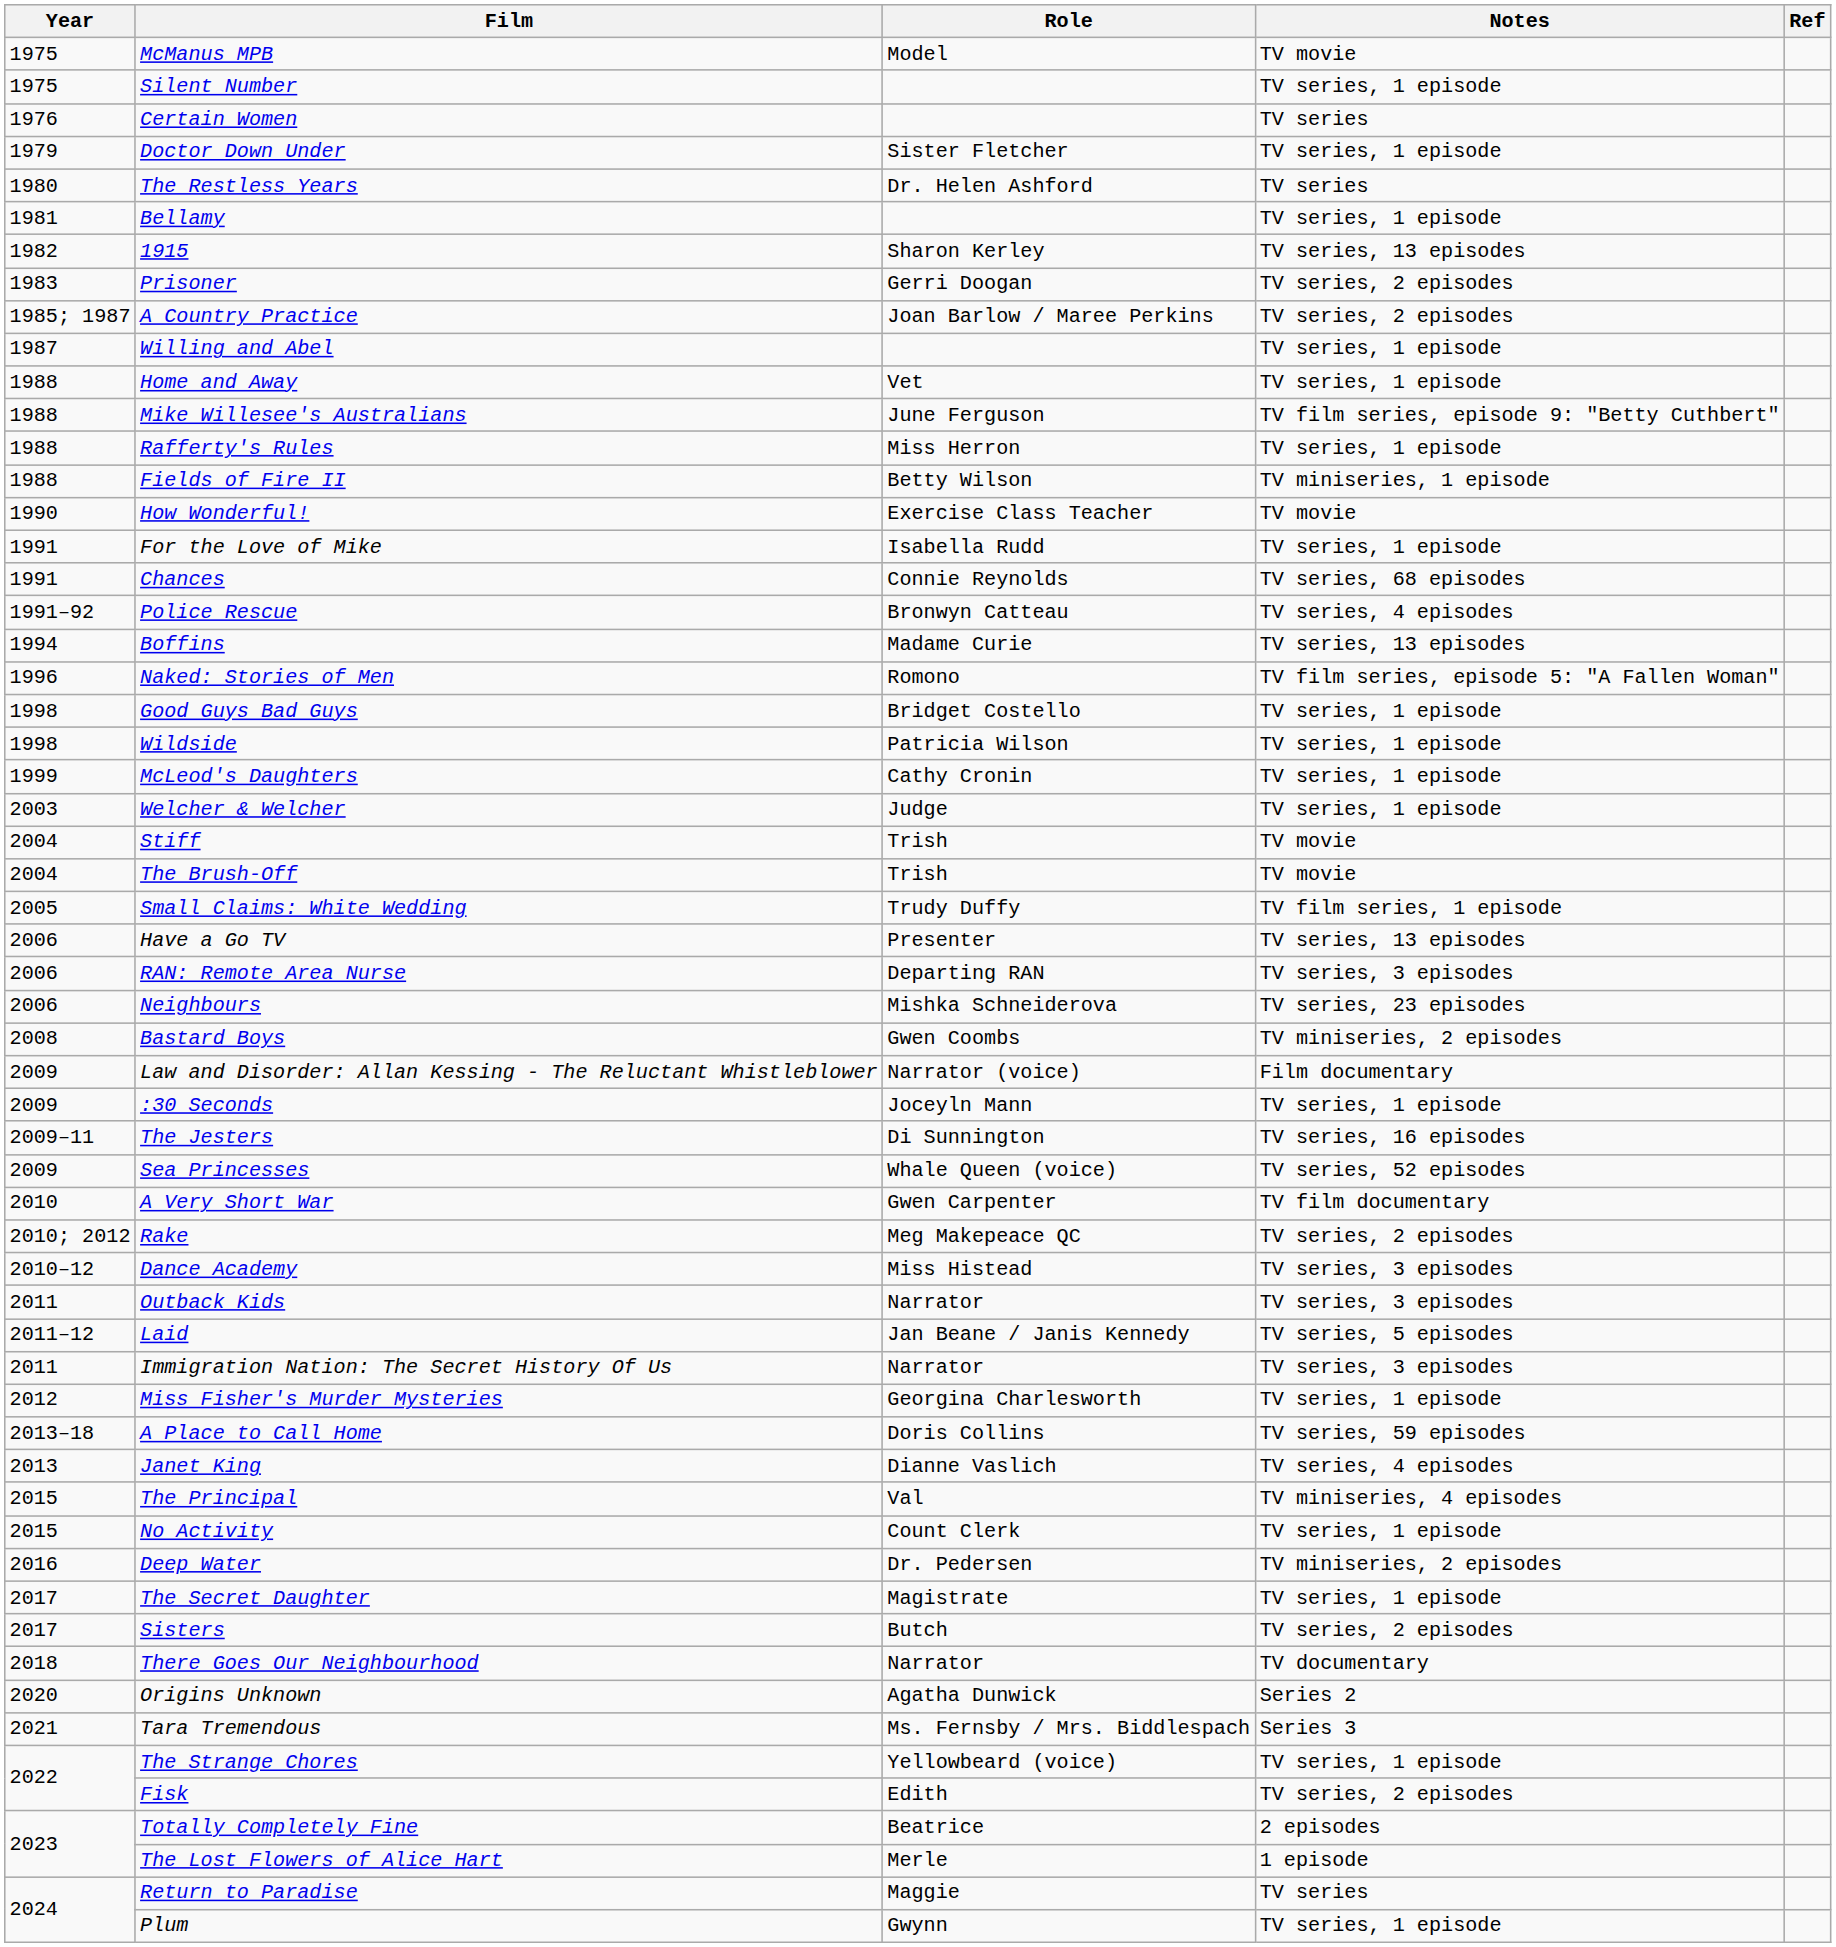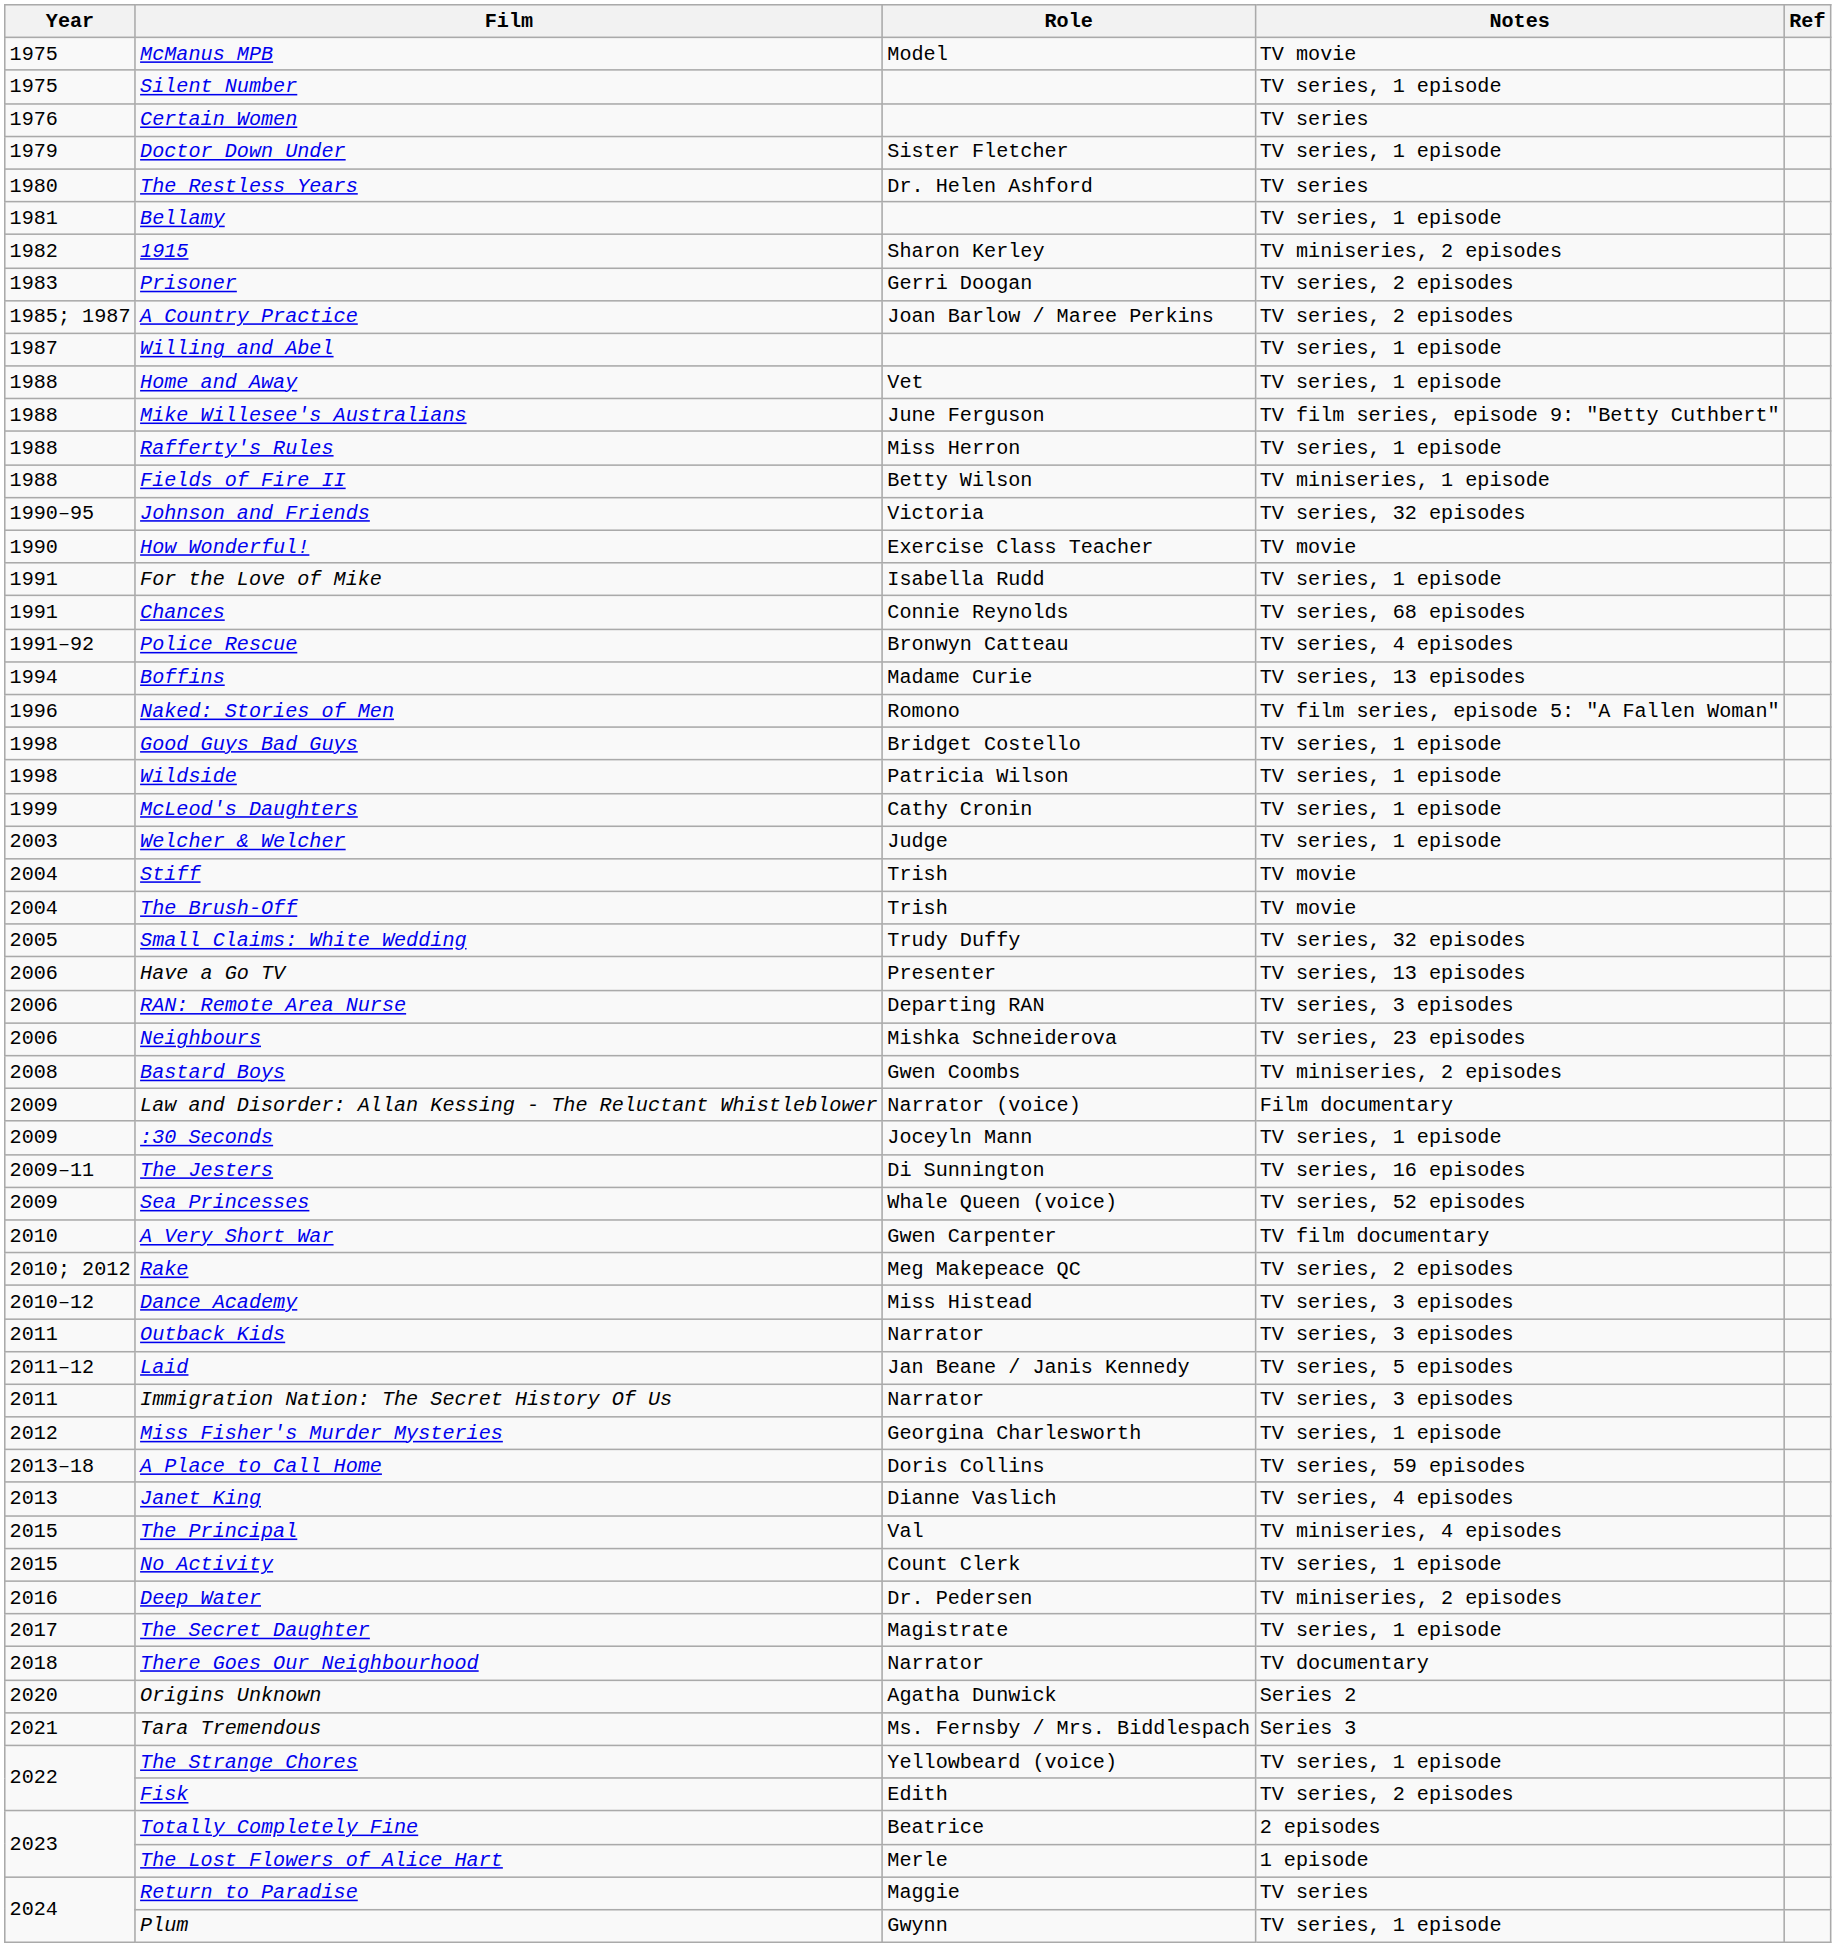(1393, 251) TV series, 13 episodes -> (1411, 251) TV miniseries, 2 episodes
+ row: (255, 514)
(1411, 908) TV film series, 1 episode -> (1393, 941) TV series, 32 episodes
- row: (182, 1630)
